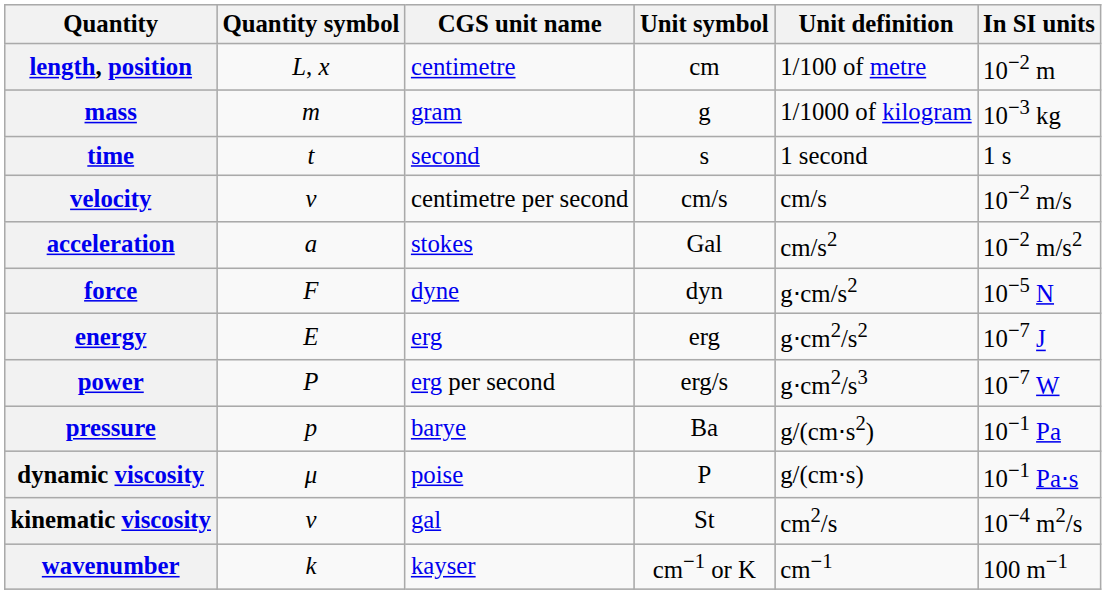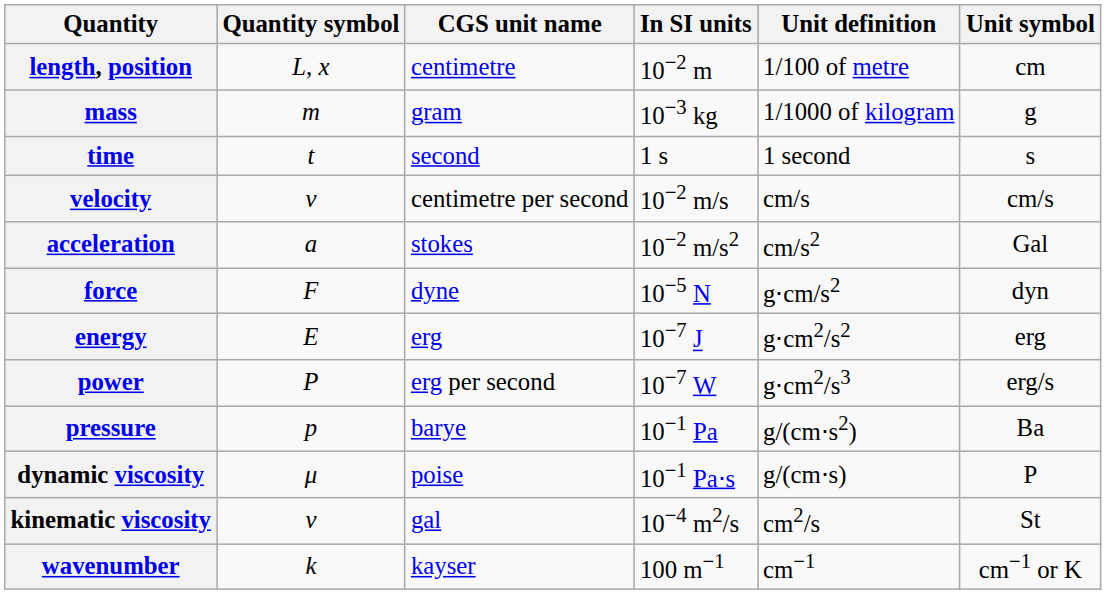columns swapped: (704, 24) <-> (1039, 24)
